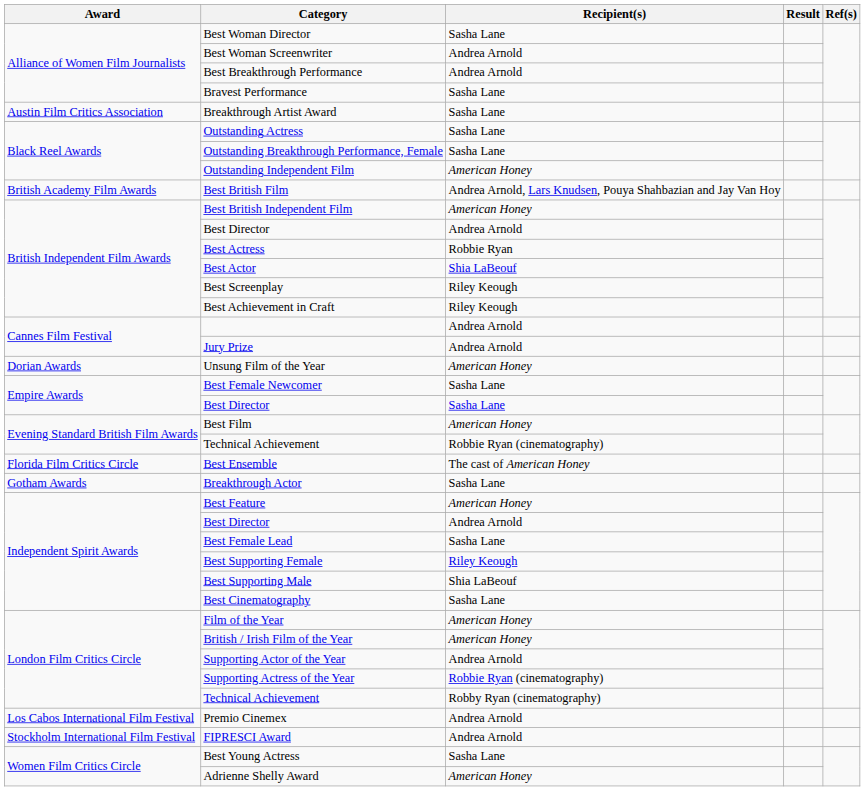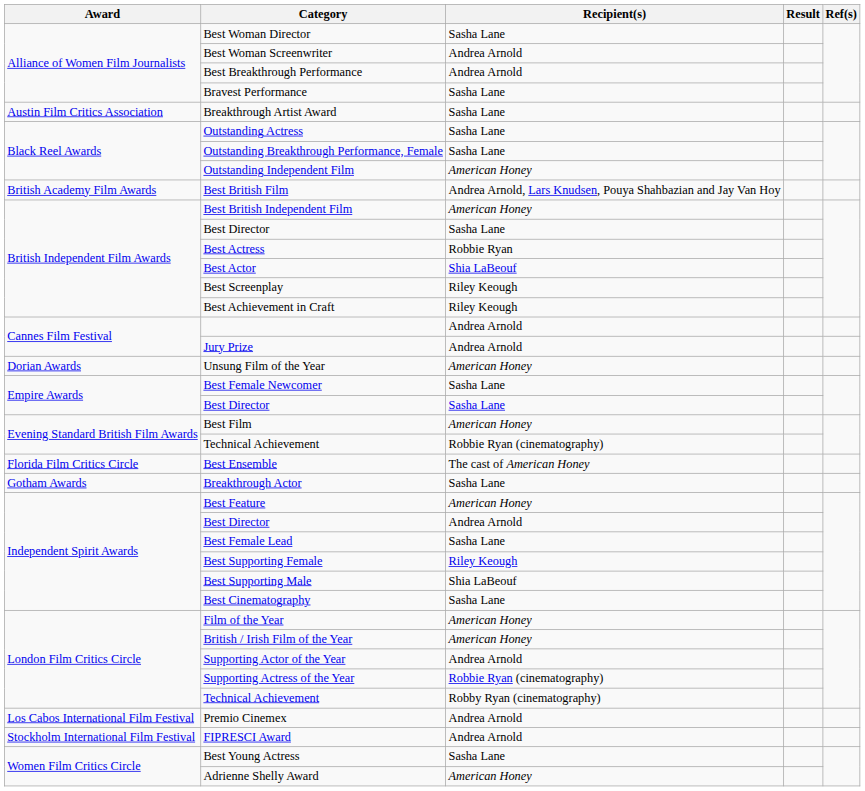(485, 229) Andrea Arnold -> (477, 229) Sasha Lane
